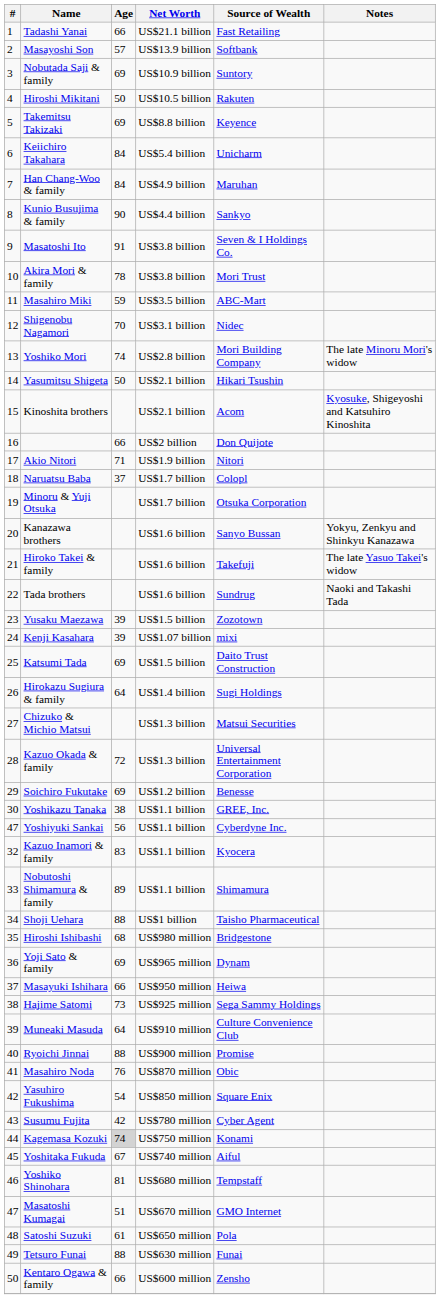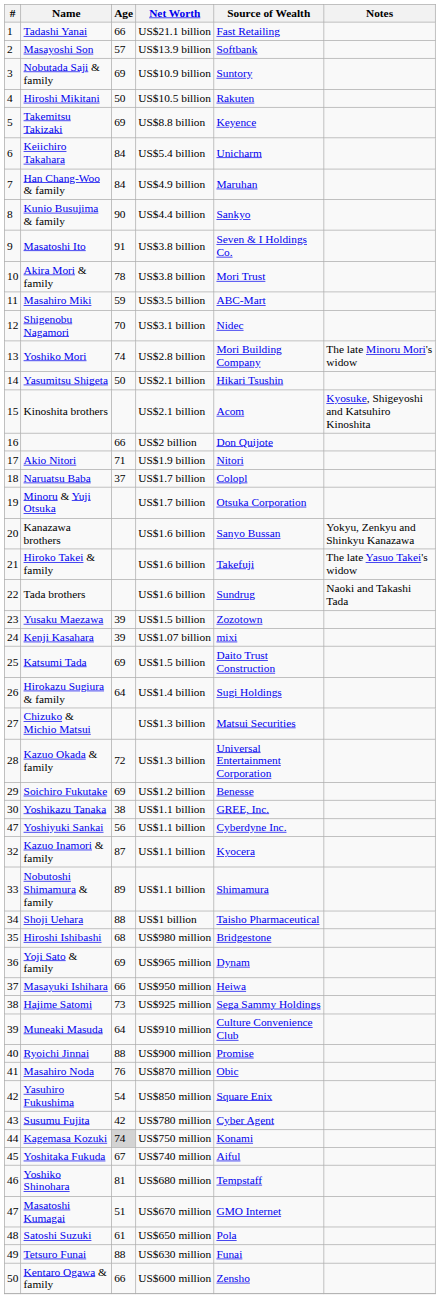(120, 852) 83 -> (120, 852) 87
